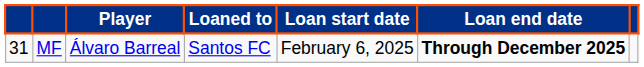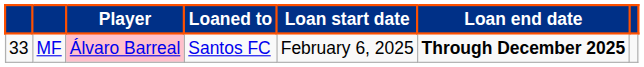(19, 48) 31 -> (19, 48) 33
(125, 48) no background -> (125, 48) pink background
